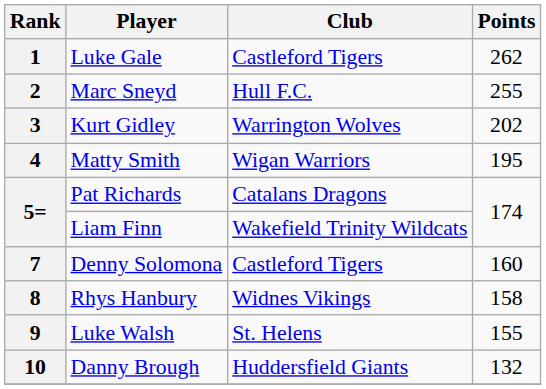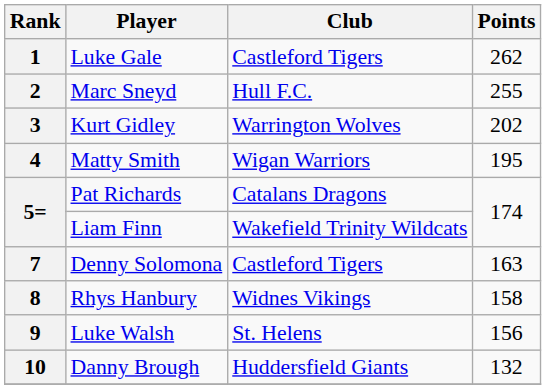(506, 263) 160 -> (506, 263) 163
(506, 332) 155 -> (506, 332) 156
